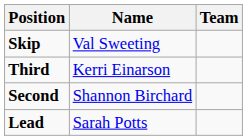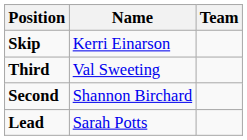(116, 43) Val Sweeting -> (121, 43) Kerri Einarson
(121, 69) Kerri Einarson -> (116, 69) Val Sweeting
